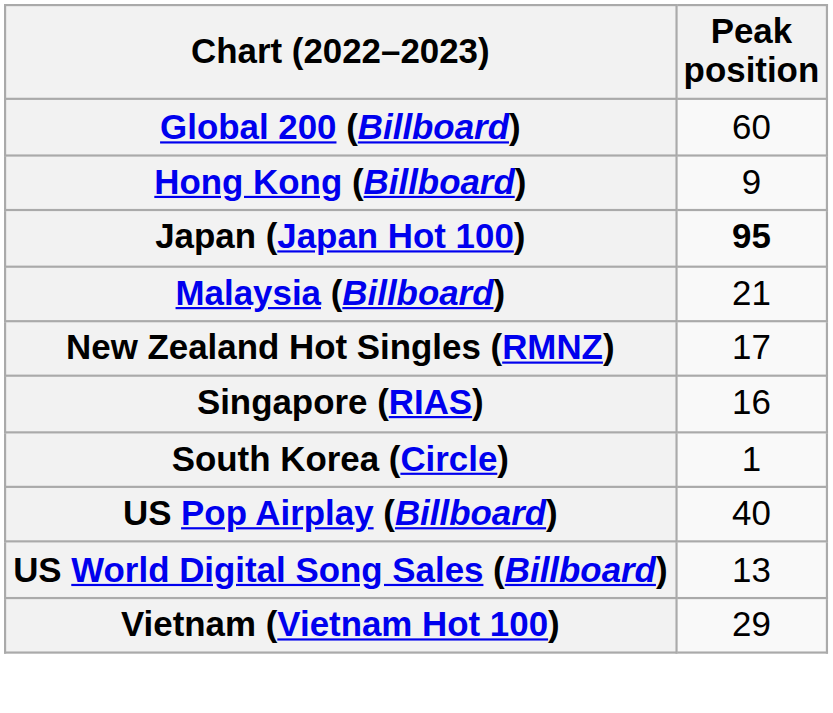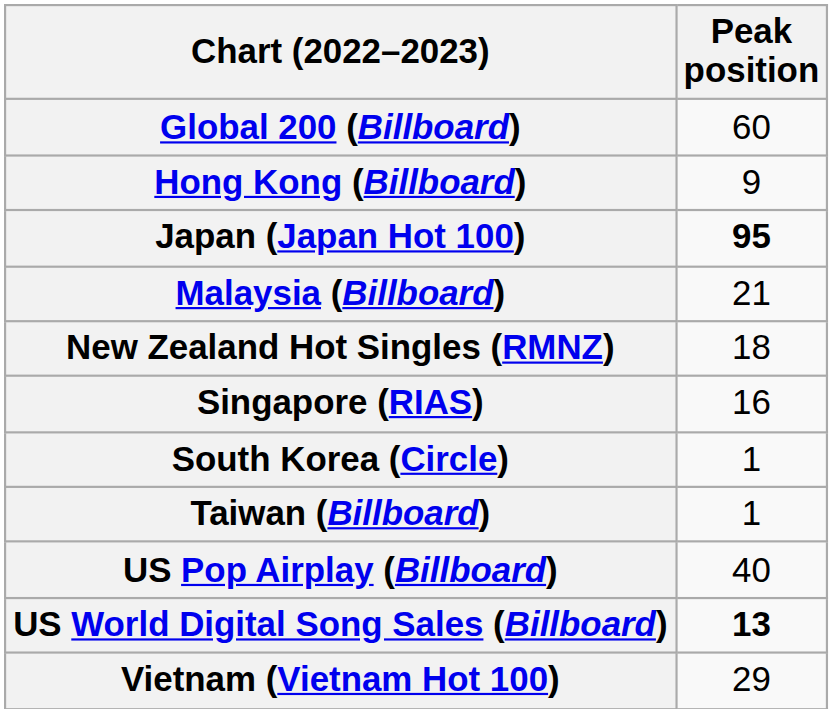(751, 347) 17 -> (751, 347) 18
+ row: (340, 513)
(751, 569) normal -> (751, 624) bold
